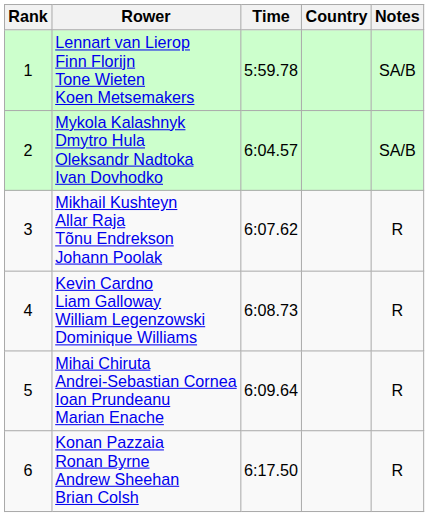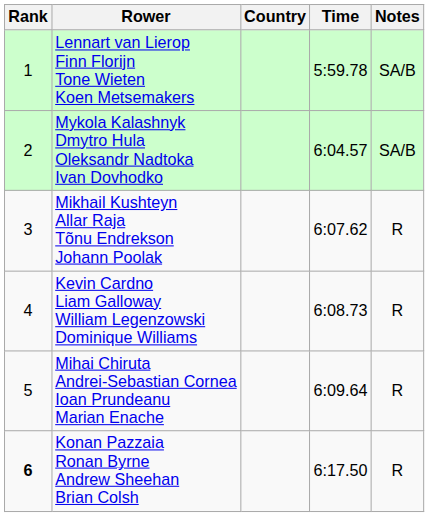columns swapped: (336, 17) <-> (271, 17)
(28, 471) normal -> (28, 471) bold
